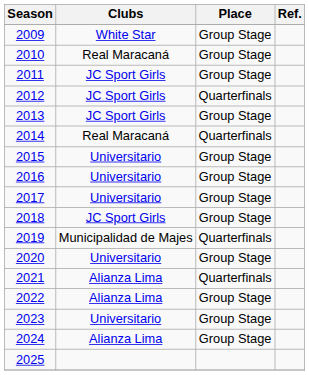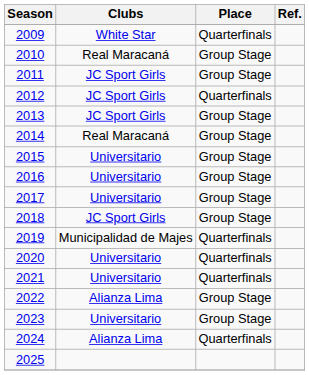(235, 34) Group Stage -> (235, 34) Quarterfinals
(235, 136) Quarterfinals -> (235, 136) Group Stage
(235, 258) Group Stage -> (235, 258) Quarterfinals
(126, 278) Alianza Lima -> (126, 278) Universitario
(235, 339) Group Stage -> (235, 339) Quarterfinals
